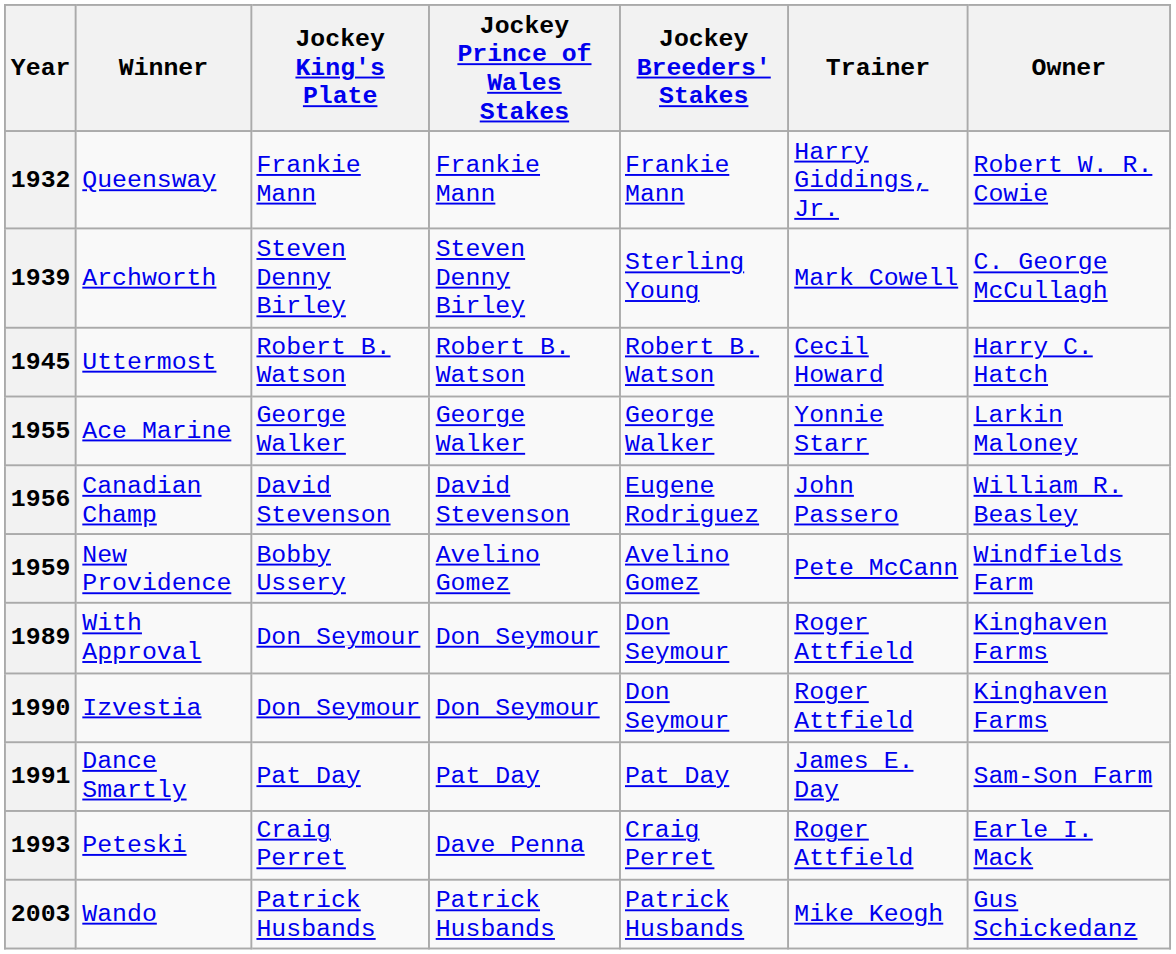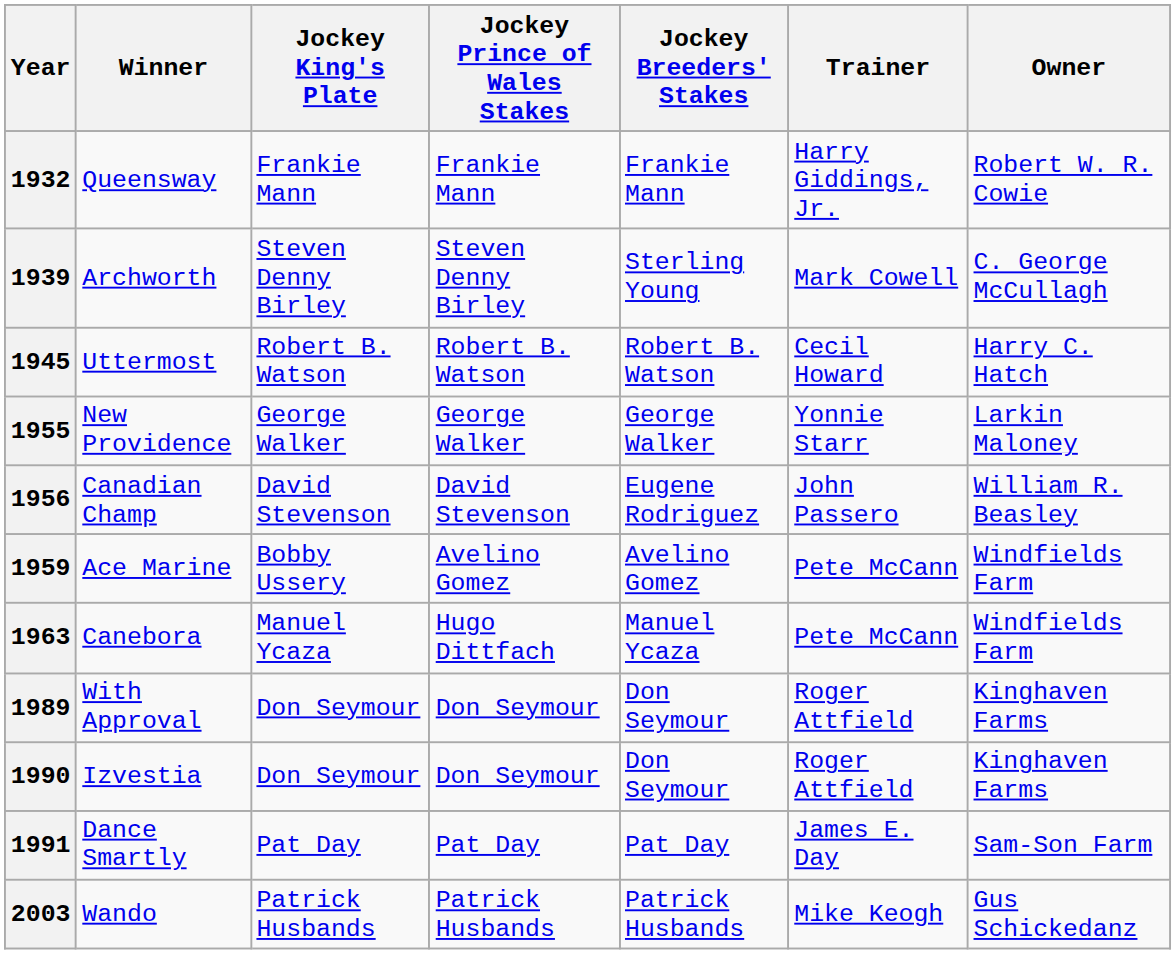(157, 431) Ace Marine -> (157, 431) New Providence
(157, 569) New Providence -> (157, 569) Ace Marine
+ row: (41, 638)
- row: (41, 845)
